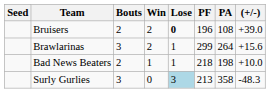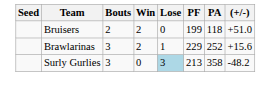(173, 29) bold -> (163, 29) normal
(205, 29) 196 -> (194, 29) 199
(225, 29) 108 -> (215, 29) 118
(250, 29) +39.0 -> (240, 29) +51.0
(205, 46) 299 -> (194, 46) 229
(225, 46) 264 -> (215, 46) 252
- row: (72, 63)
(249, 79) -48.3 -> (239, 63) -48.2
